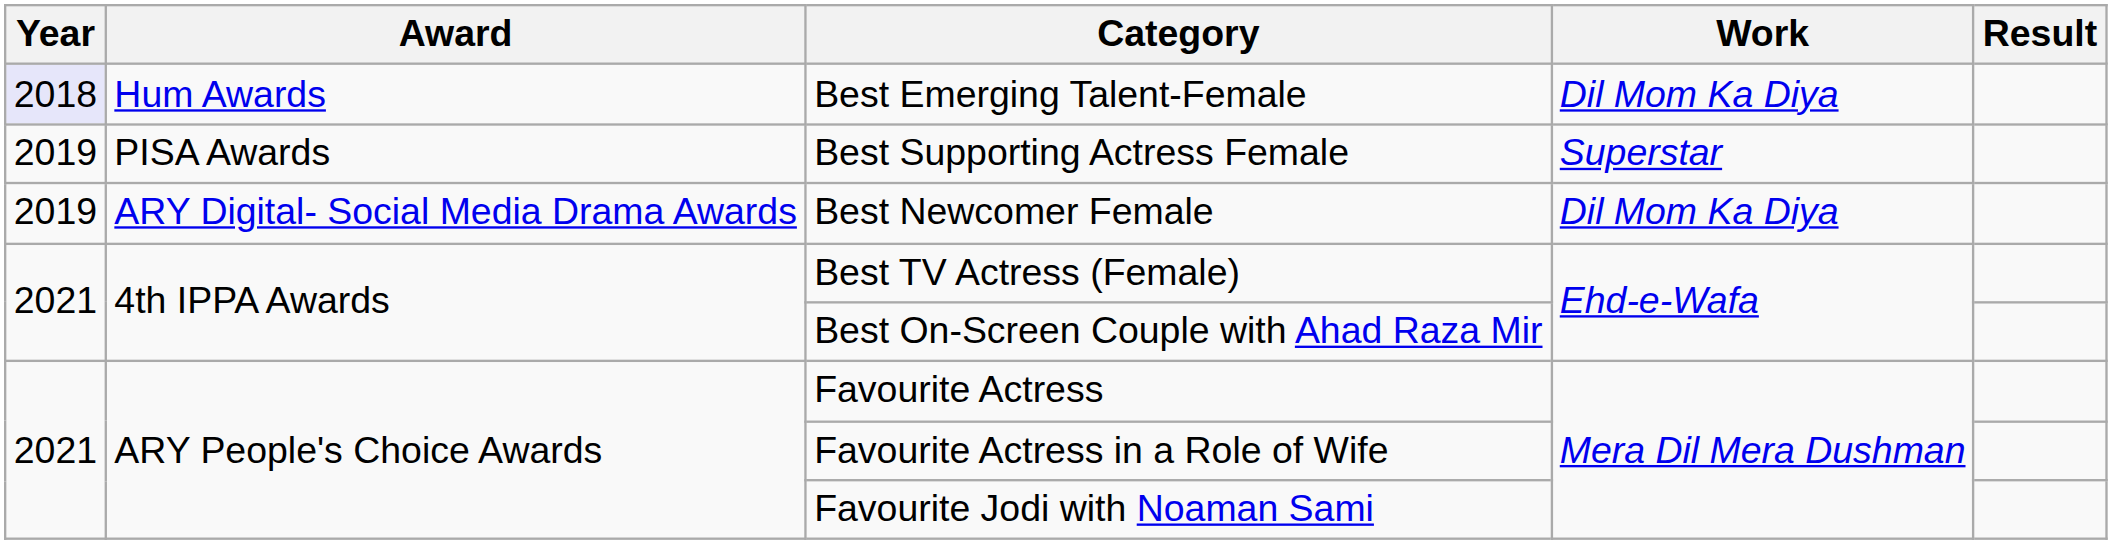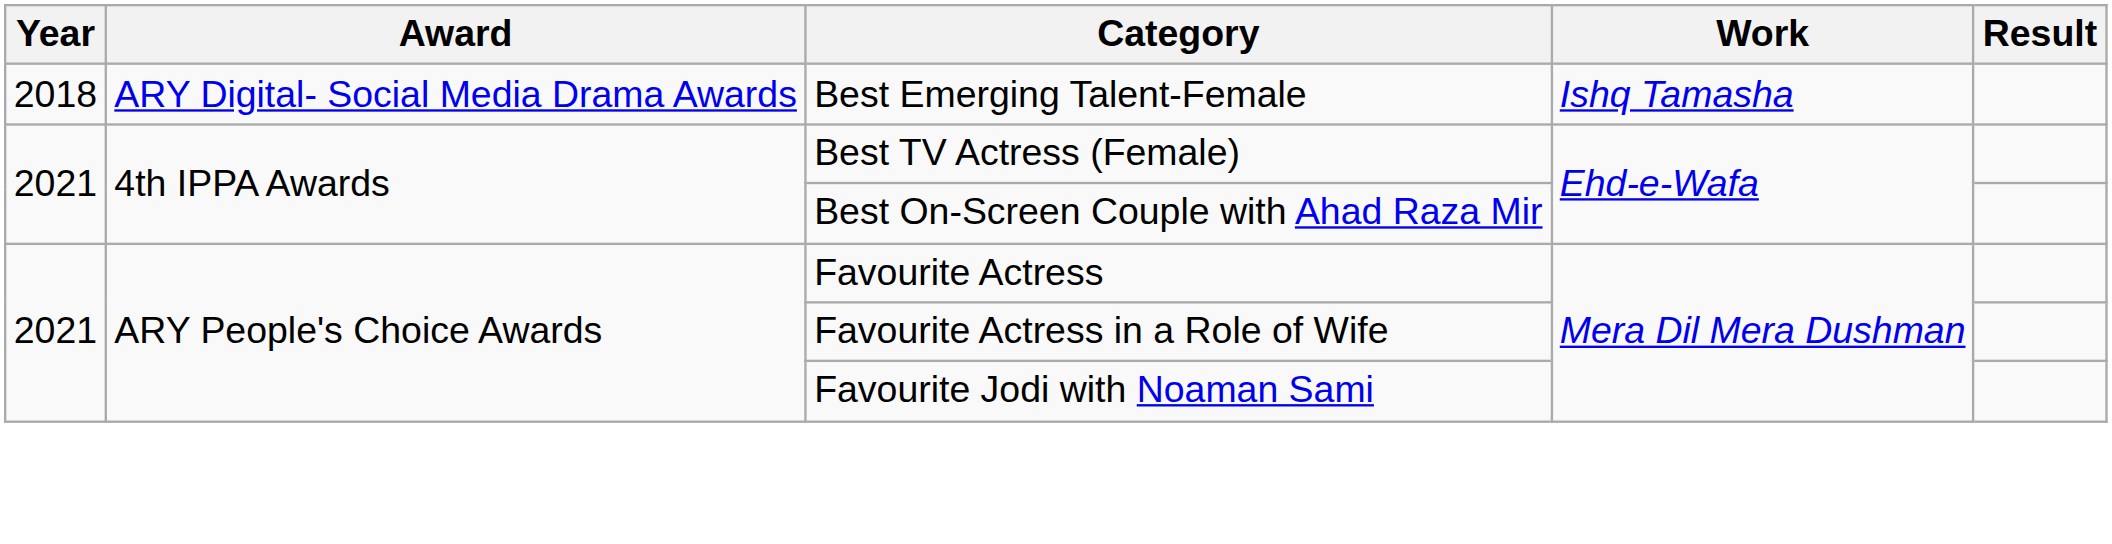(55, 93) lavender background -> (55, 93) no background
(220, 93) Hum Awards -> (456, 93) ARY Digital- Social Media Drama Awards
(1699, 93) Dil Mom Ka Diya -> (1677, 93) Ishq Tamasha
- row: (1082, 152)
- row: (1014, 212)
